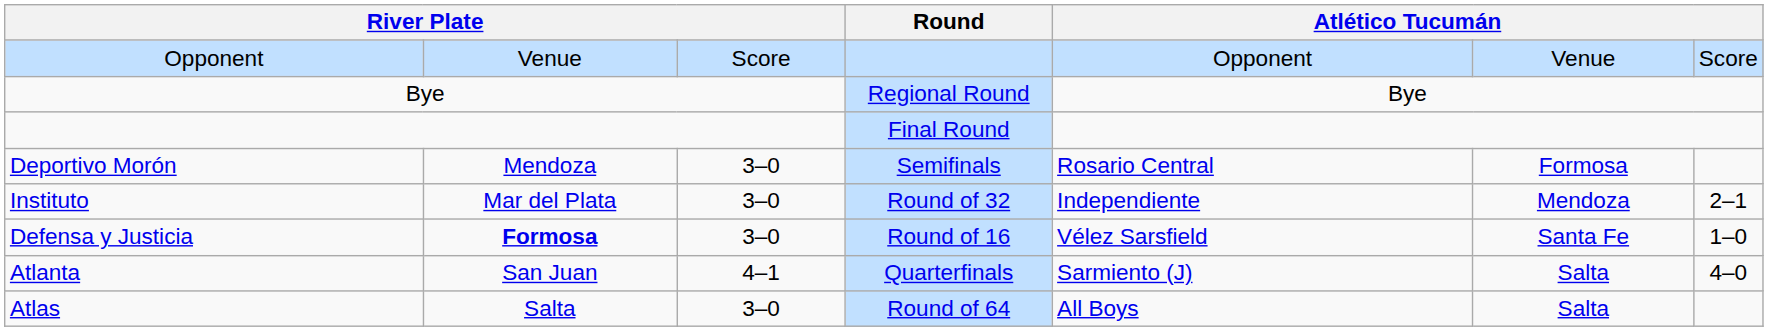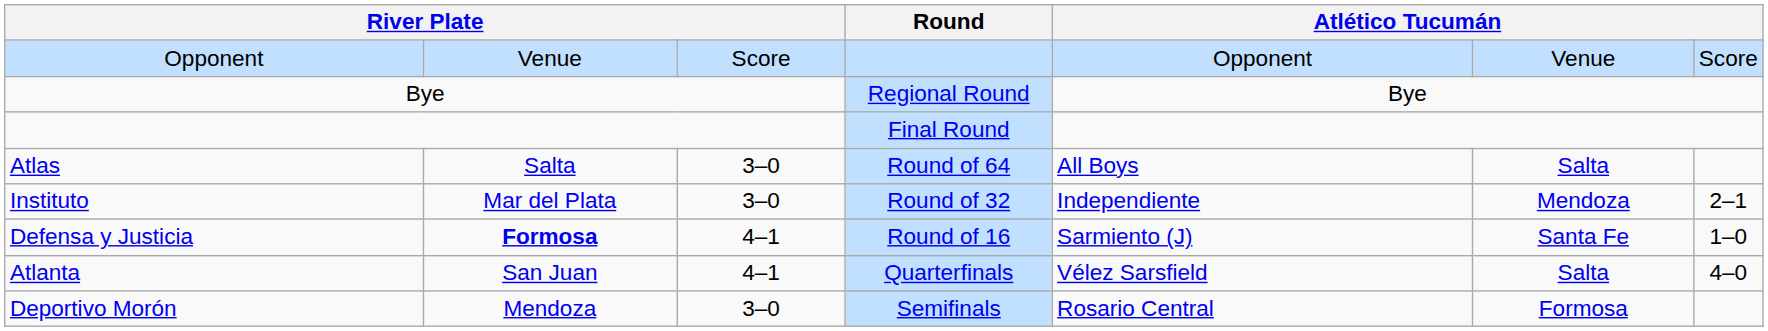rows swapped: (35, 308) <-> (93, 165)
(761, 237) 3–0 -> (761, 237) 4–1
(1132, 237) Vélez Sarsfield -> (1125, 237) Sarmiento (J)
(1125, 272) Sarmiento (J) -> (1132, 272) Vélez Sarsfield
